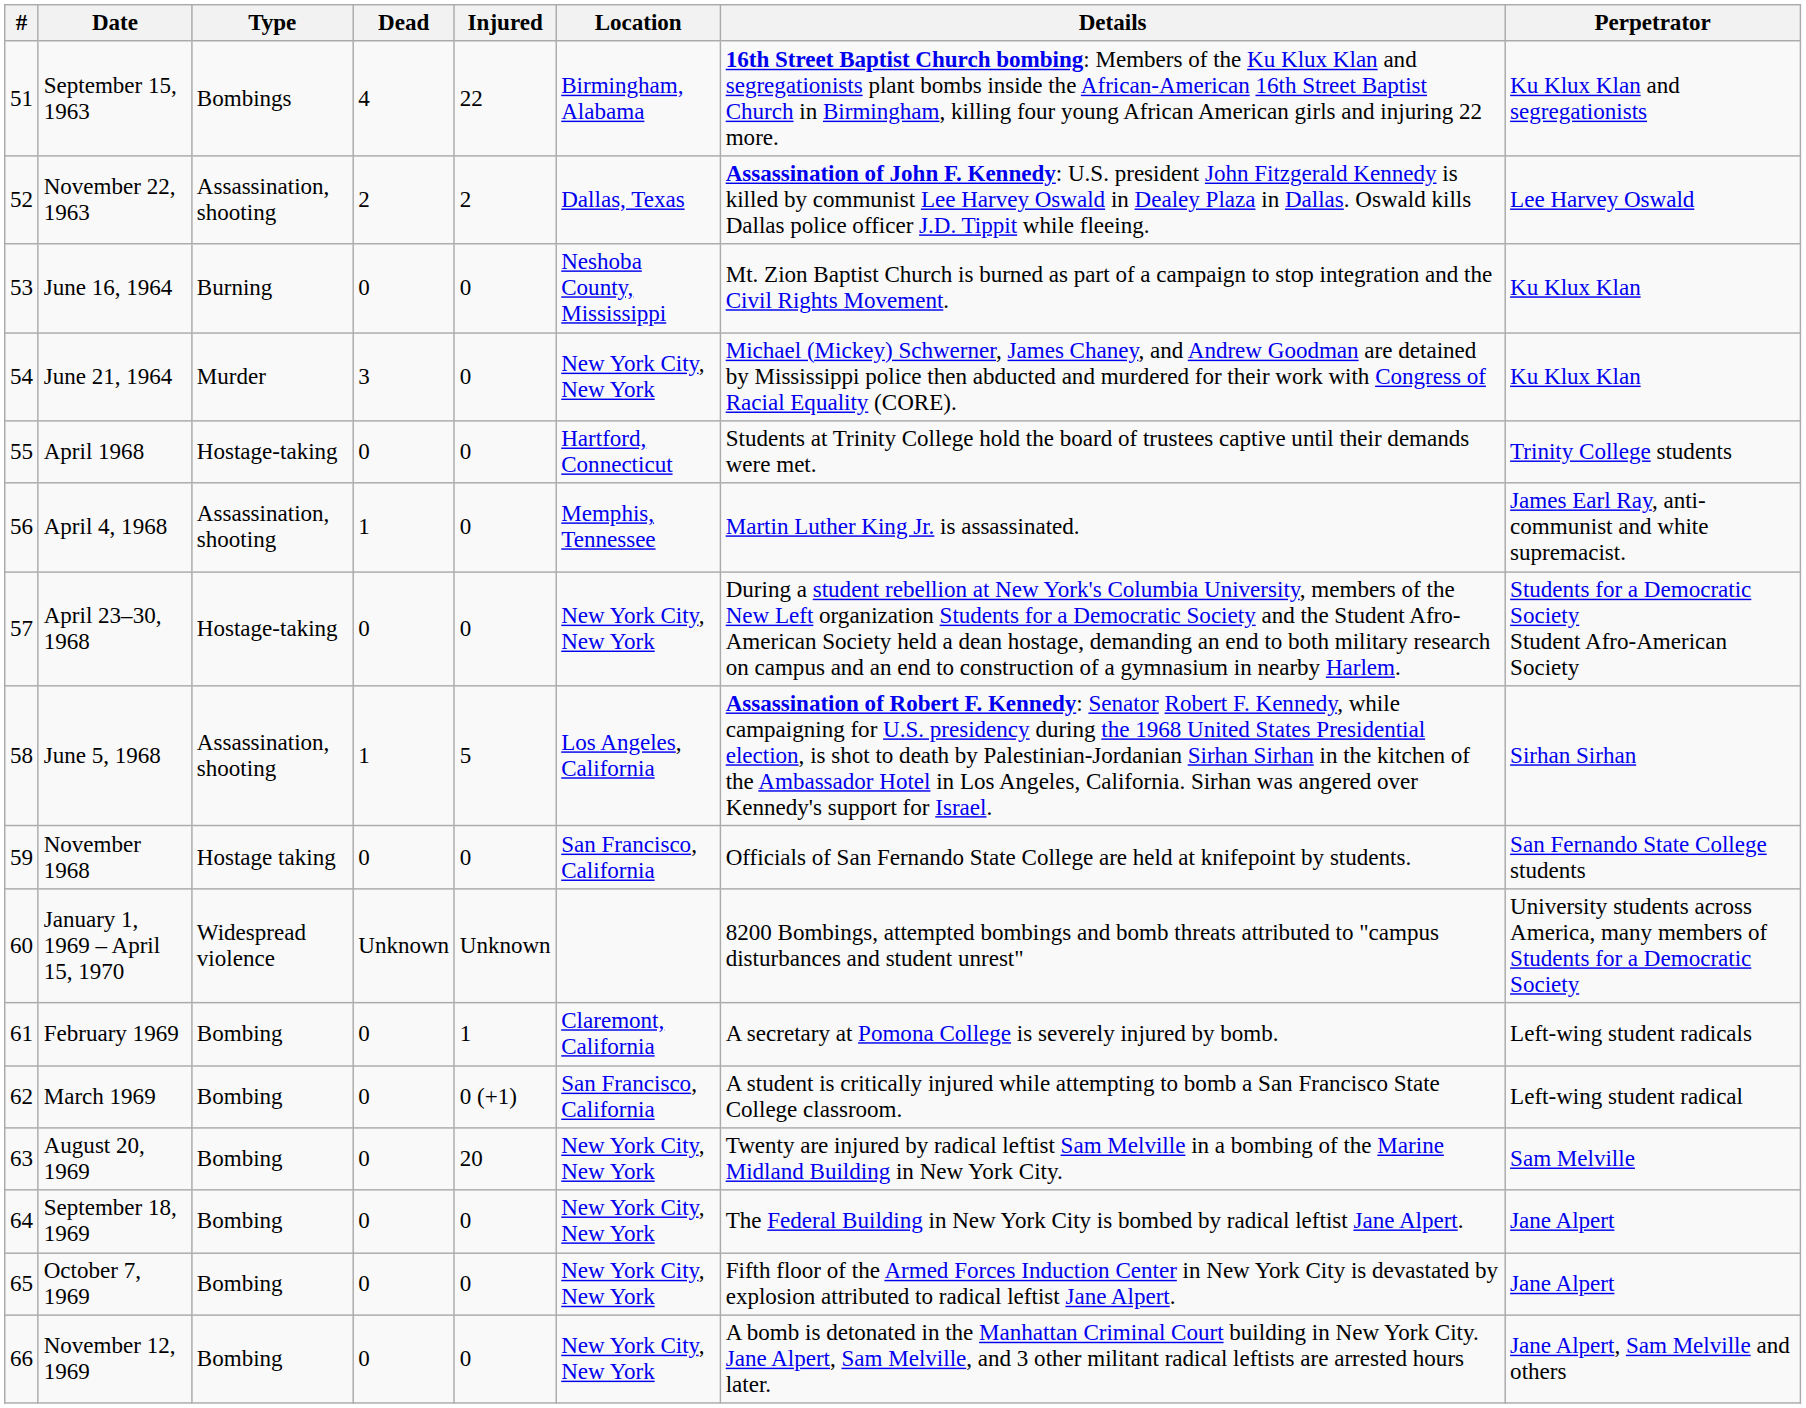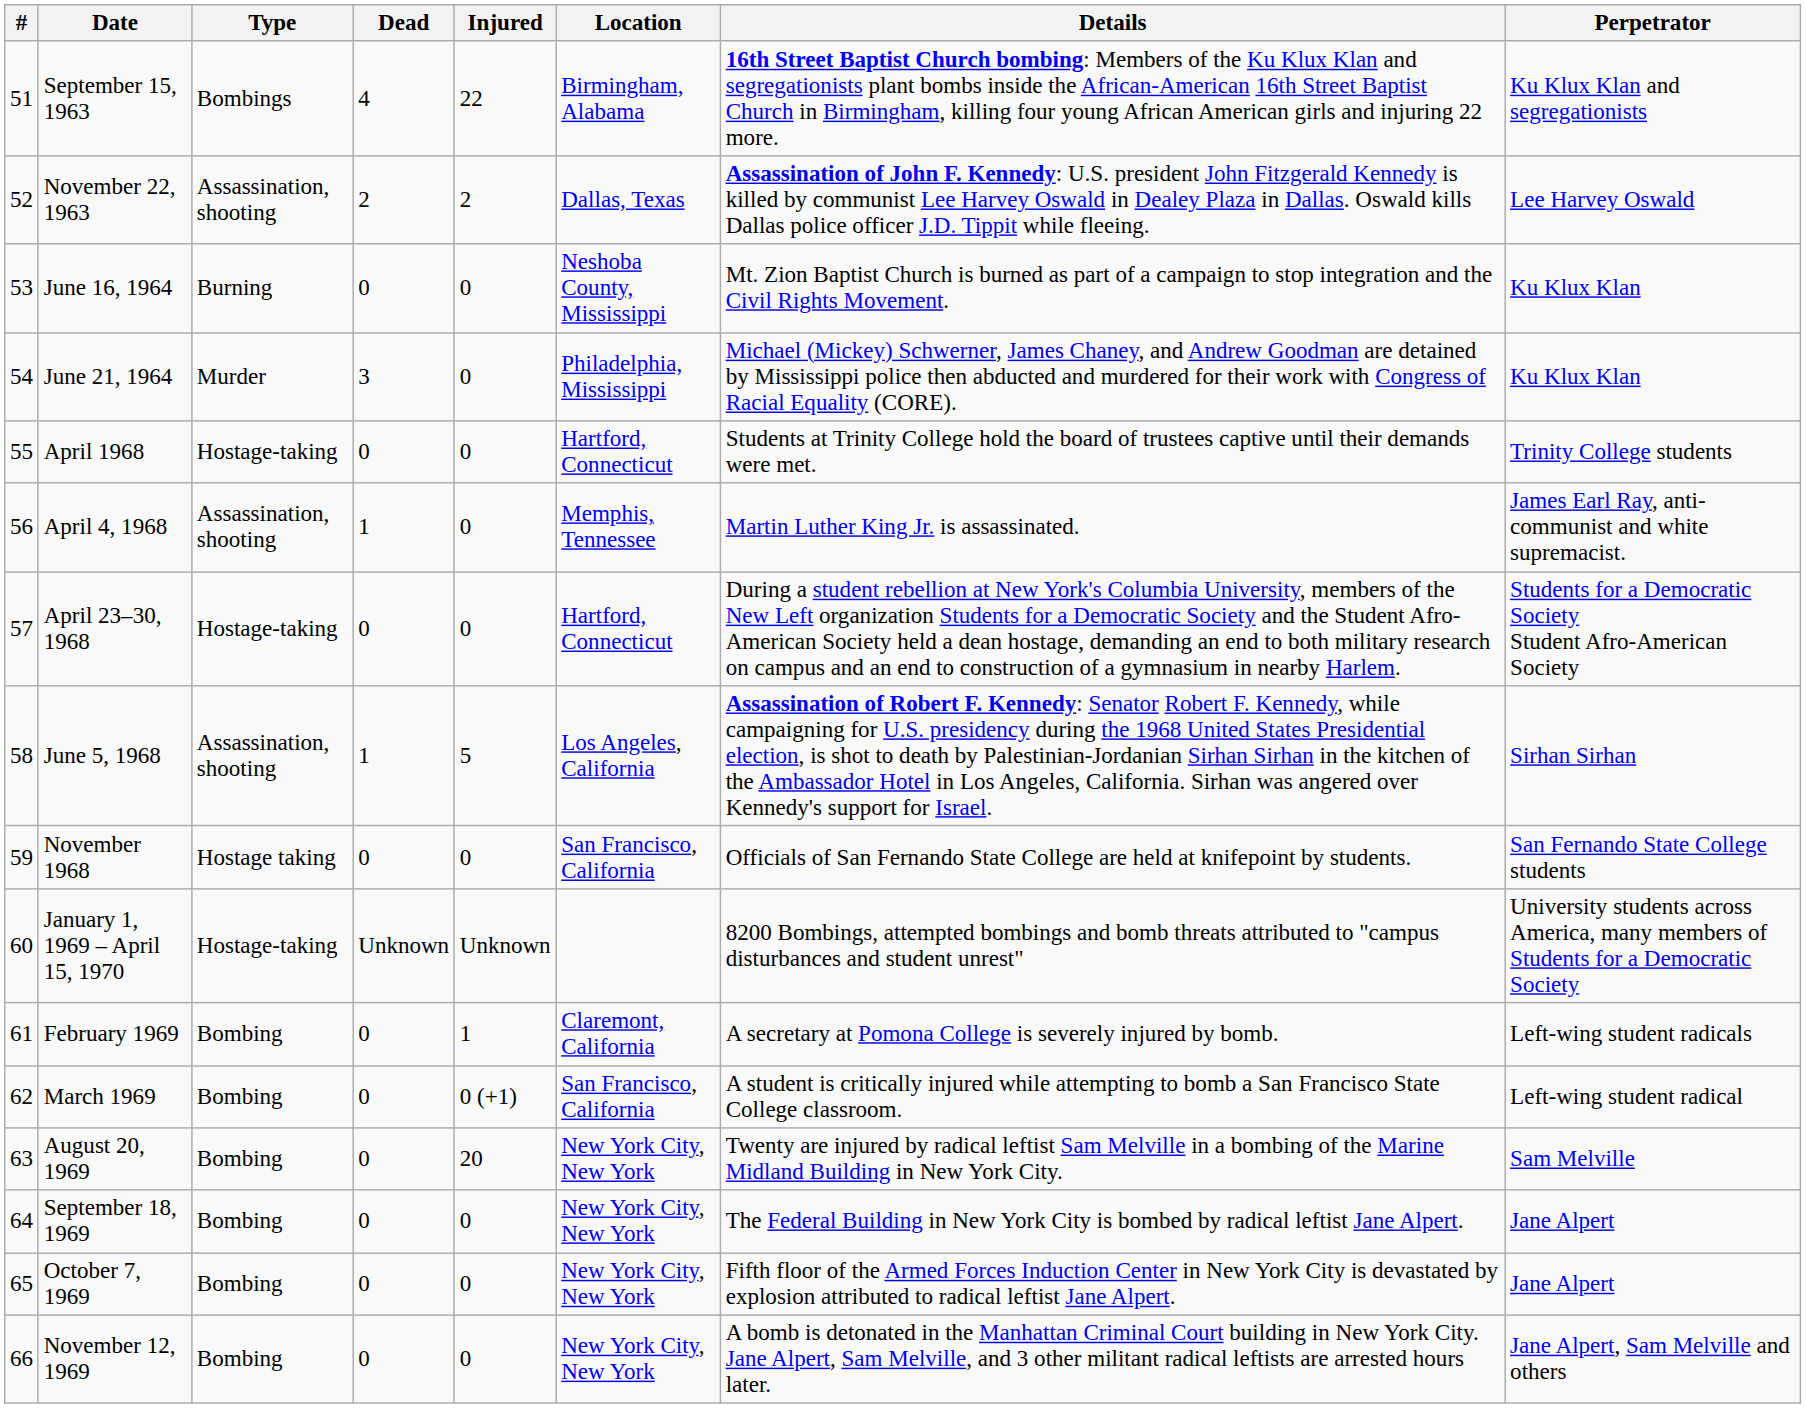(633, 376) New York City, New York -> (622, 376) Philadelphia, Mississippi
(633, 628) New York City, New York -> (617, 628) Hartford, Connecticut
(251, 945) Widespread violence -> (267, 945) Hostage-taking
